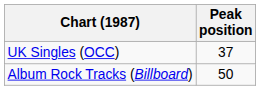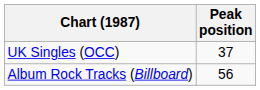(226, 74) 50 -> (226, 74) 56
